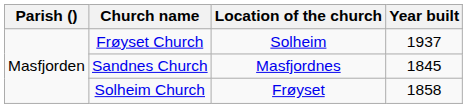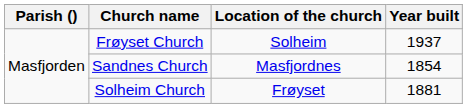(424, 66) 1845 -> (424, 66) 1854
(424, 90) 1858 -> (424, 90) 1881
